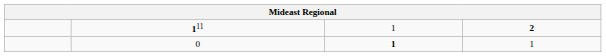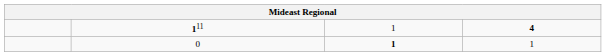(532, 28) 2 -> (532, 28) 4
